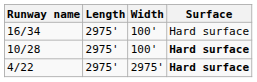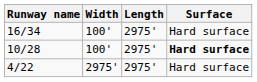columns swapped: (105, 13) <-> (147, 13)
(209, 67) bold -> (209, 67) normal
